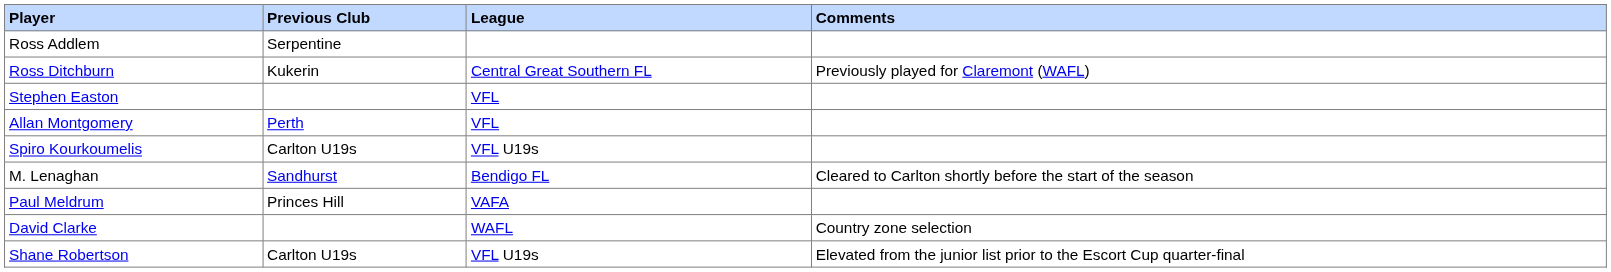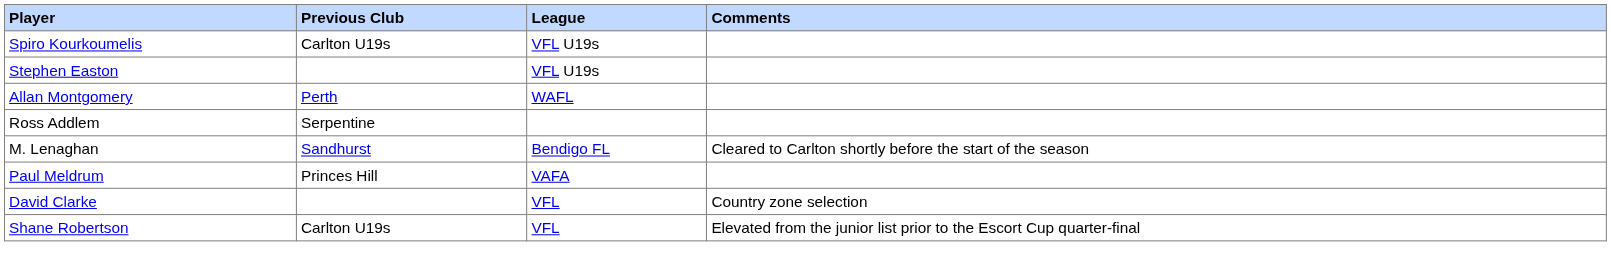rows swapped: (54, 44) <-> (76, 149)
- row: (61, 70)
(485, 96) VFL -> (565, 70) VFL U19s
(485, 123) VFL -> (553, 96) WAFL
(492, 228) WAFL -> (546, 201) VFL
(505, 254) VFL U19s -> (546, 228) VFL
